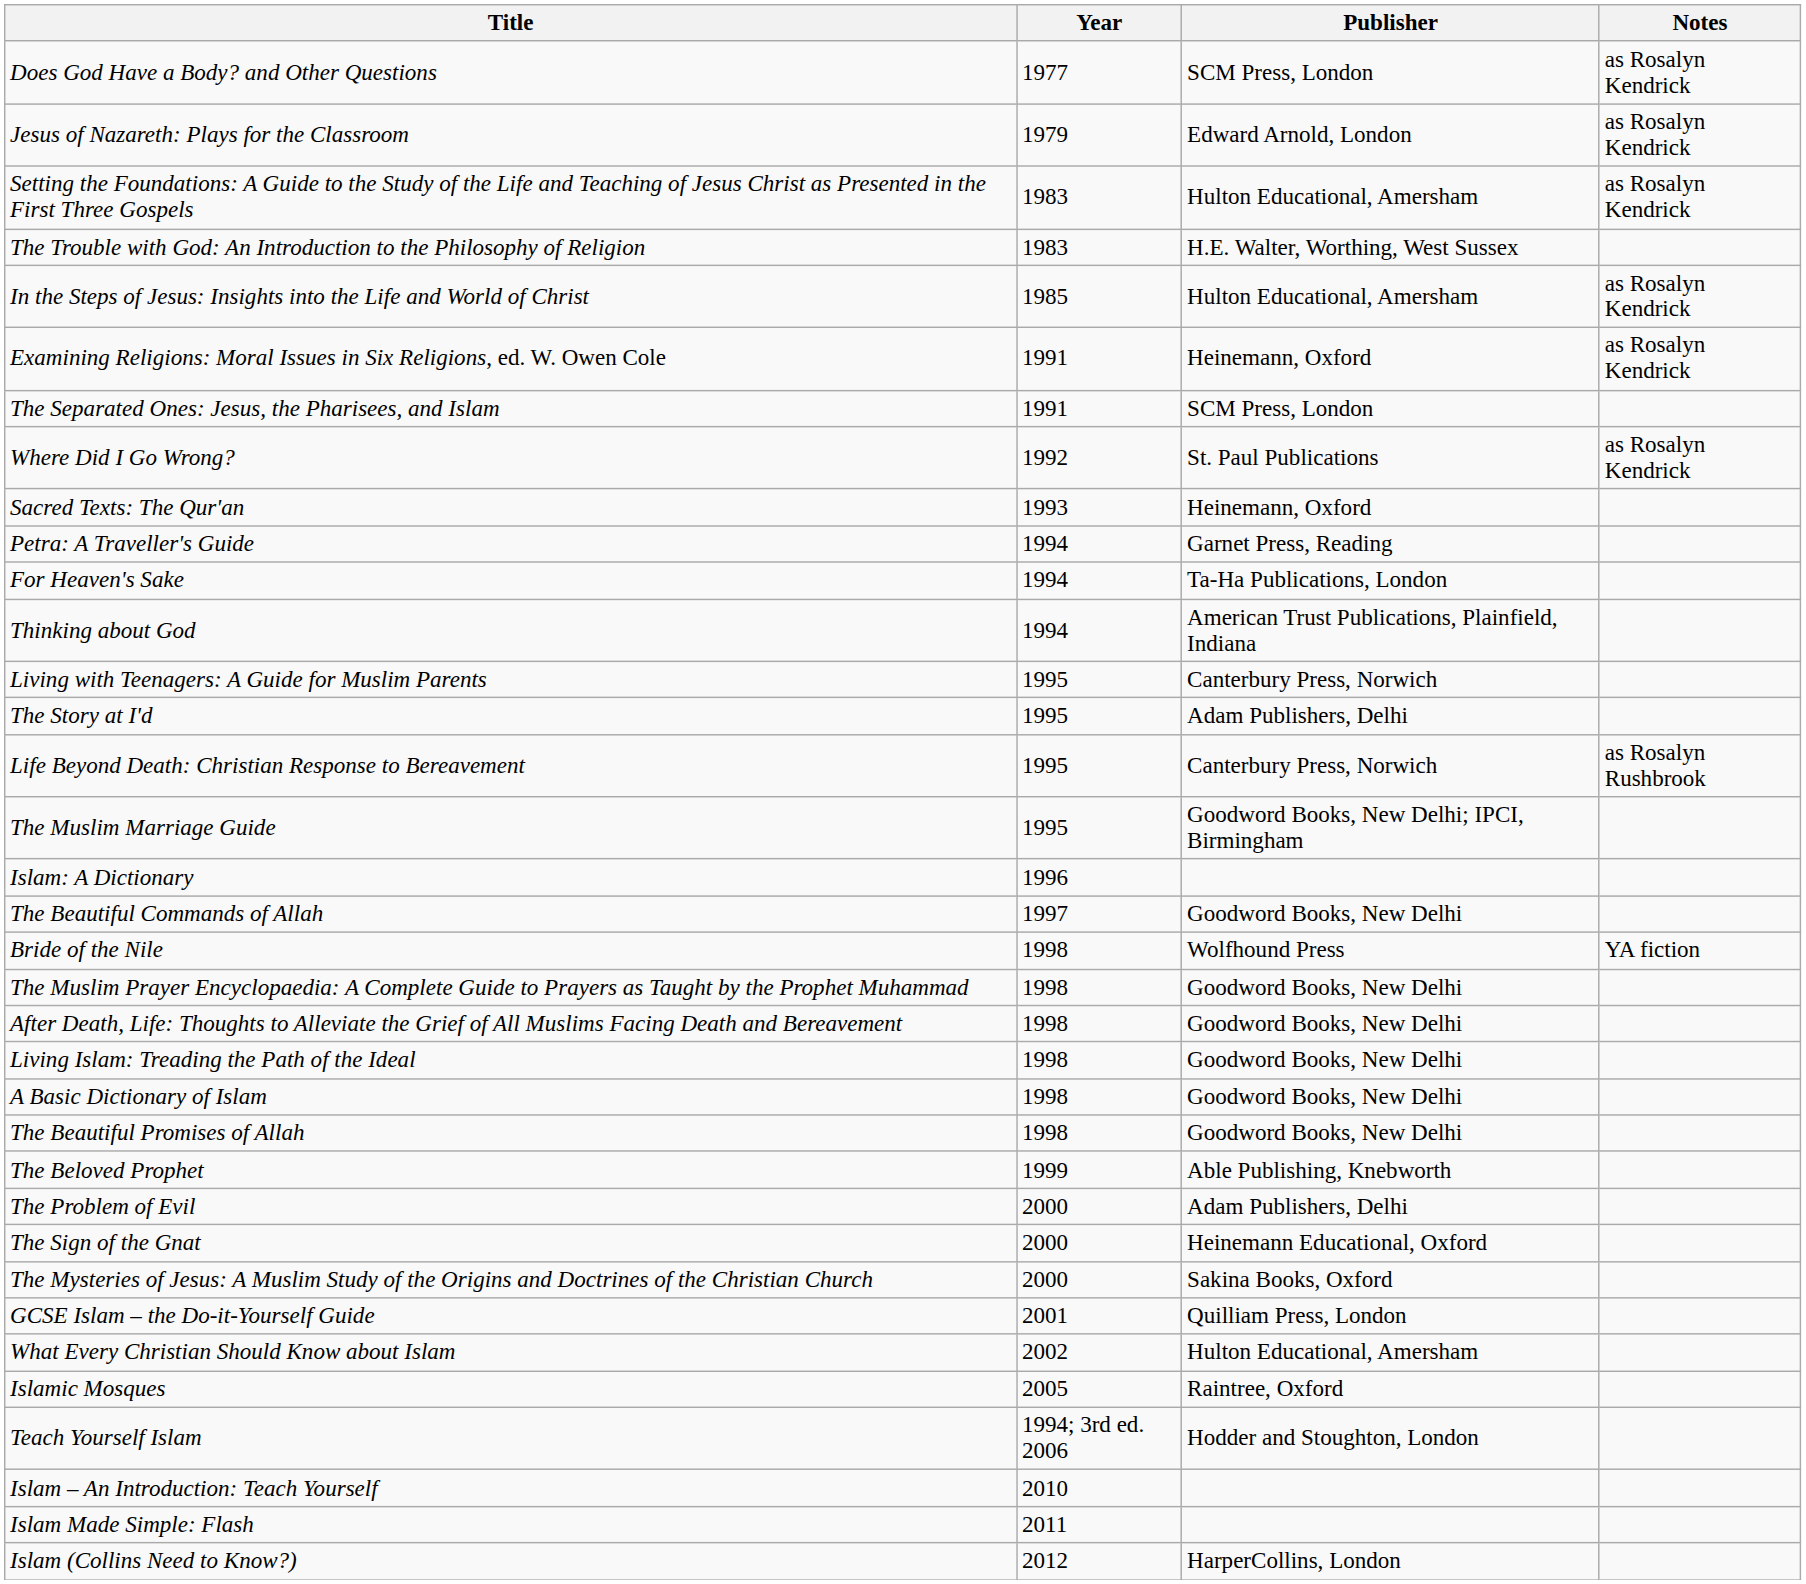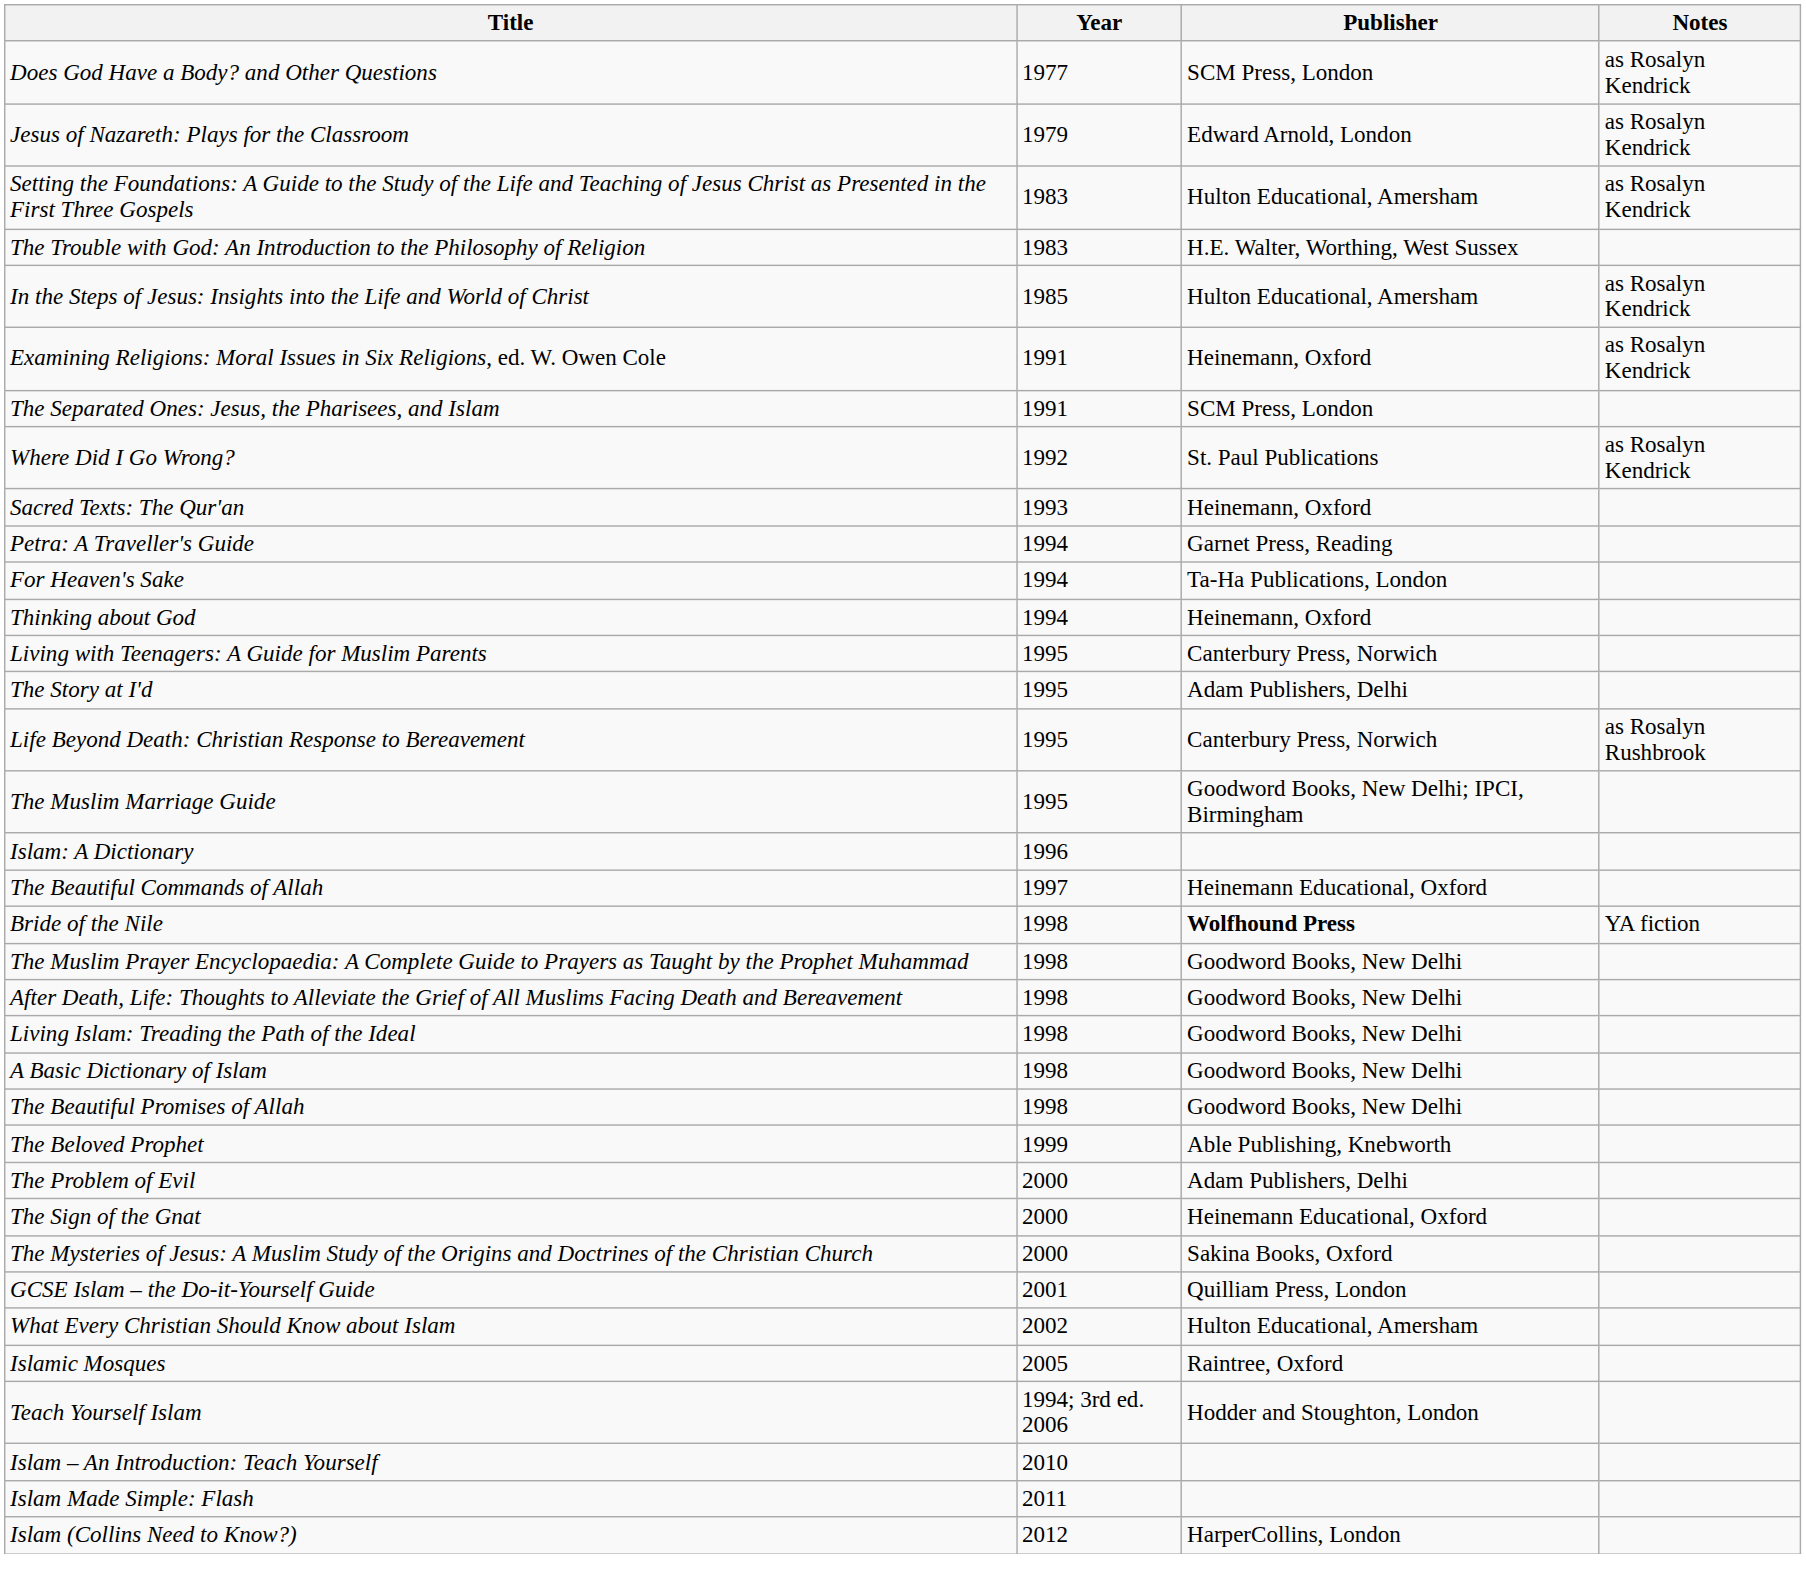(1372, 629) American Trust Publications, Plainfield, Indiana -> (1279, 616) Heinemann, Oxford
(1325, 913) Goodword Books, New Delhi -> (1337, 887) Heinemann Educational, Oxford
(1266, 950) normal -> (1271, 924) bold
